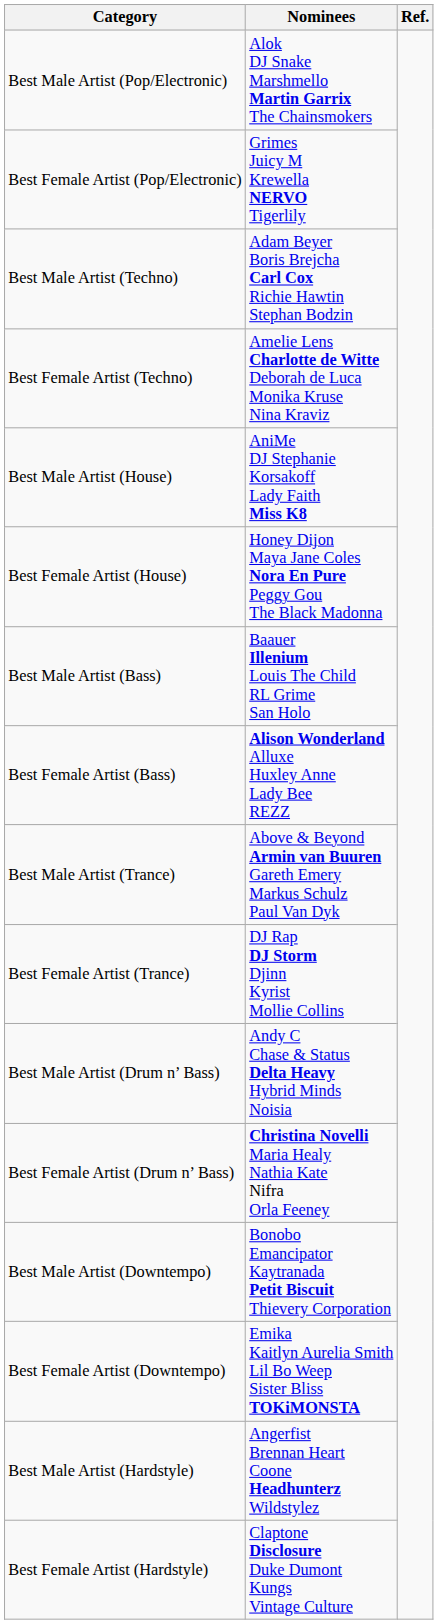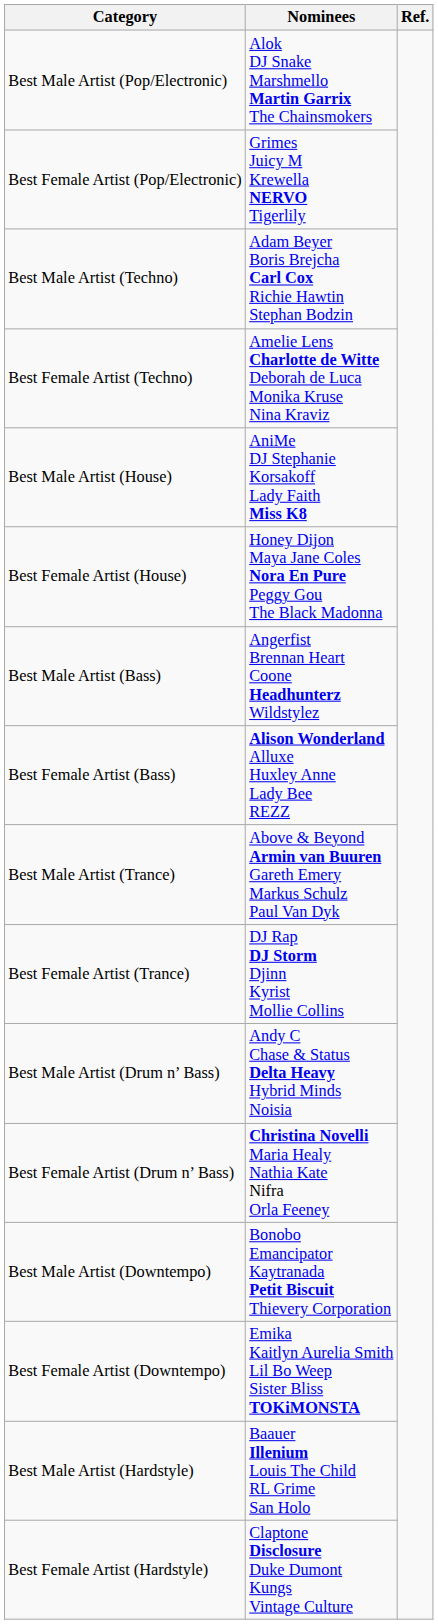(303, 675) Baauer Illenium Louis The Child RL Grime San Holo -> (297, 675) Angerfist Brennan Heart Coone Headhunterz Wildstylez
(297, 1470) Angerfist Brennan Heart Coone Headhunterz Wildstylez -> (303, 1470) Baauer Illenium Louis The Child RL Grime San Holo
